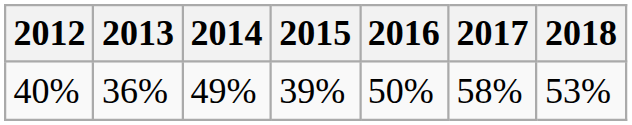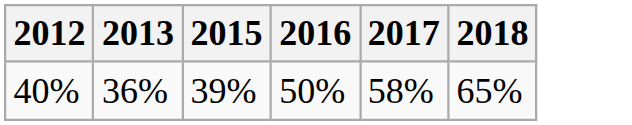- column: (227, 33)
(578, 90) 53% -> (489, 90) 65%
